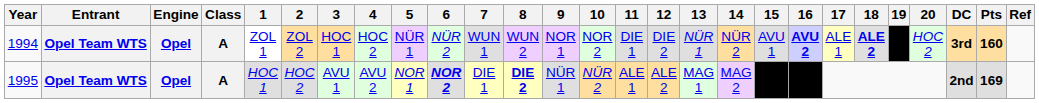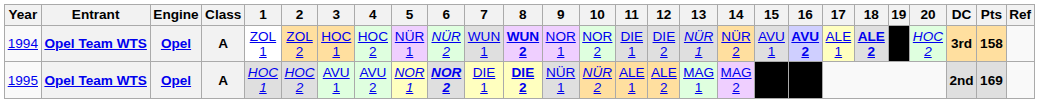(523, 44) normal -> (523, 44) bold
(991, 44) 160 -> (991, 44) 158
